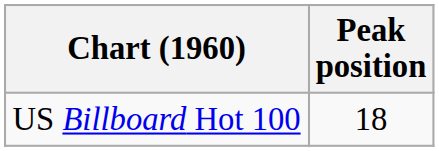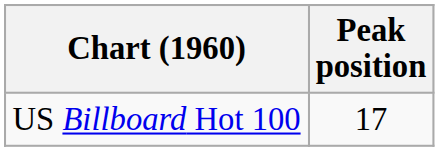(371, 118) 18 -> (371, 118) 17
